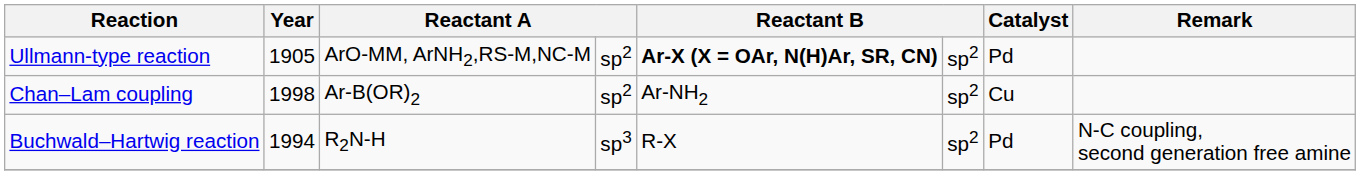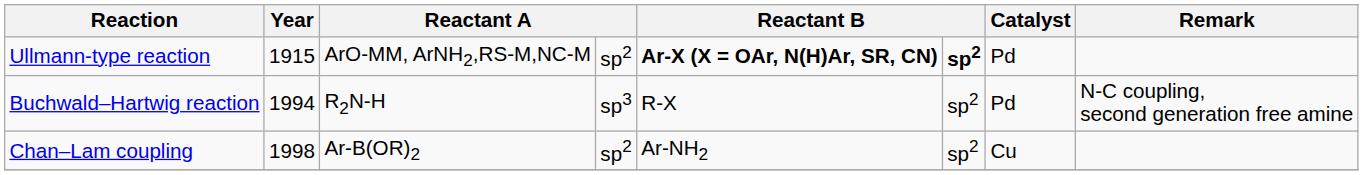(292, 56) 1905 -> (292, 56) 1915
(963, 56) normal -> (964, 56) bold
rows swapped: (134, 141) <-> (101, 94)
